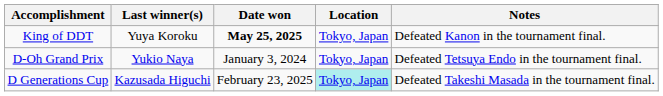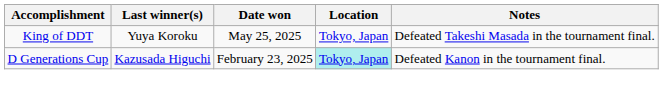(265, 36) bold -> (265, 36) normal
(500, 36) Defeated Kanon in the tournament final. -> (525, 36) Defeated Takeshi Masada in the tournament final.
- row: (58, 57)
(525, 79) Defeated Takeshi Masada in the tournament final. -> (500, 57) Defeated Kanon in the tournament final.
